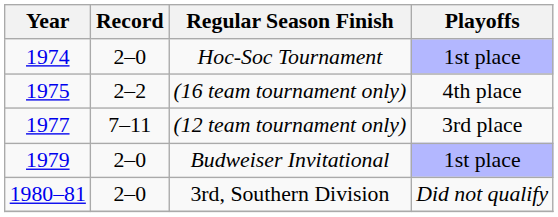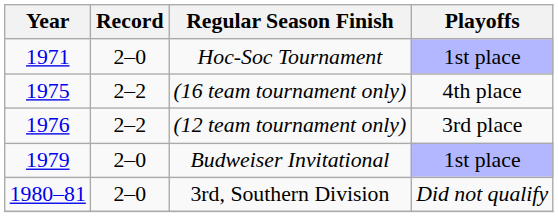(48, 56) 1974 -> (48, 56) 1971
(48, 125) 1977 -> (48, 125) 1976
(130, 125) 7–11 -> (130, 125) 2–2
